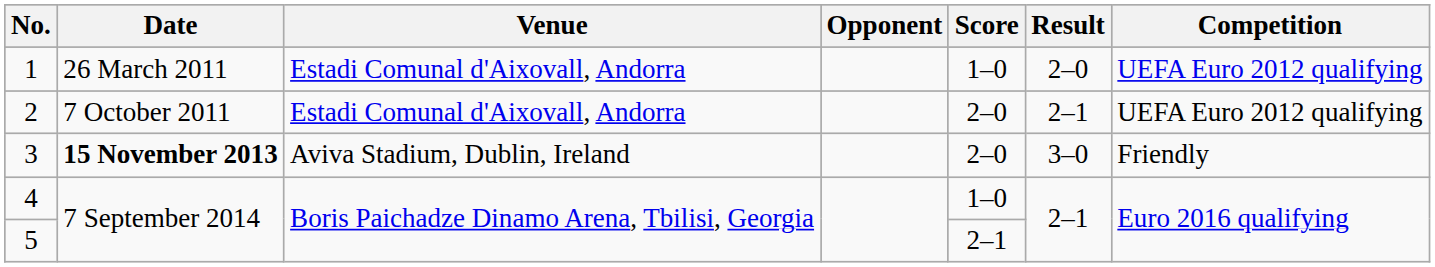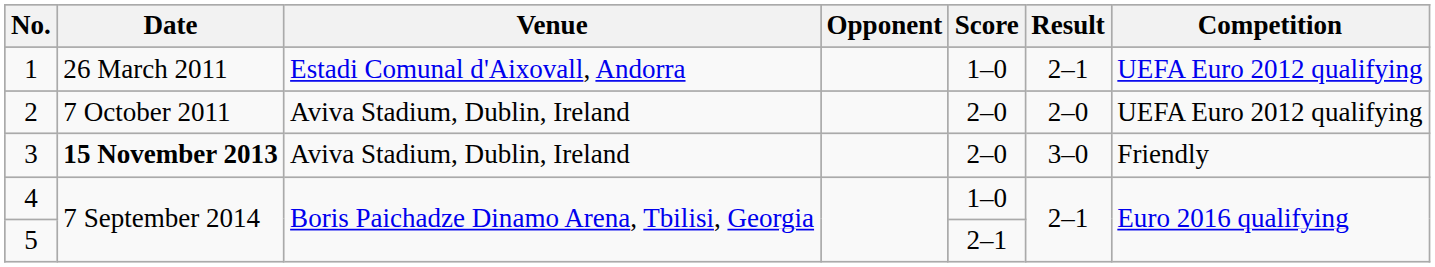(1068, 68) 2–0 -> (1068, 68) 2–1
(488, 111) Estadi Comunal d'Aixovall, Andorra -> (460, 111) Aviva Stadium, Dublin, Ireland
(1068, 111) 2–1 -> (1068, 111) 2–0
